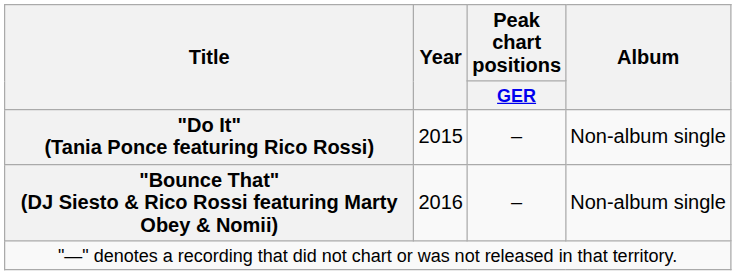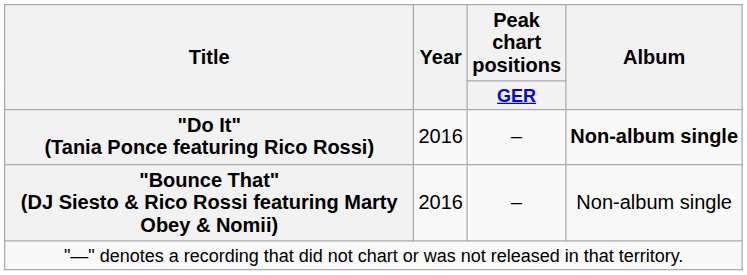(441, 136) 2015 -> (441, 136) 2016
(648, 136) normal -> (654, 136) bold
